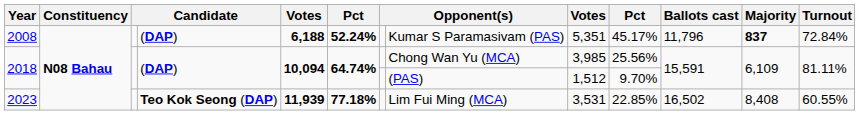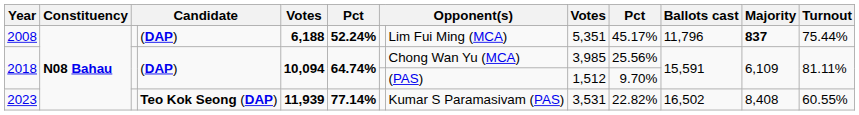(476, 36) Kumar S Paramasivam (PAS) -> (448, 36) Lim Fui Ming (MCA)
(825, 36) 72.84% -> (825, 36) 75.44%
(353, 100) 77.18% -> (353, 100) 77.14%
(448, 100) Lim Fui Ming (MCA) -> (476, 100) Kumar S Paramasivam (PAS)
(635, 100) 22.85% -> (635, 100) 22.82%
